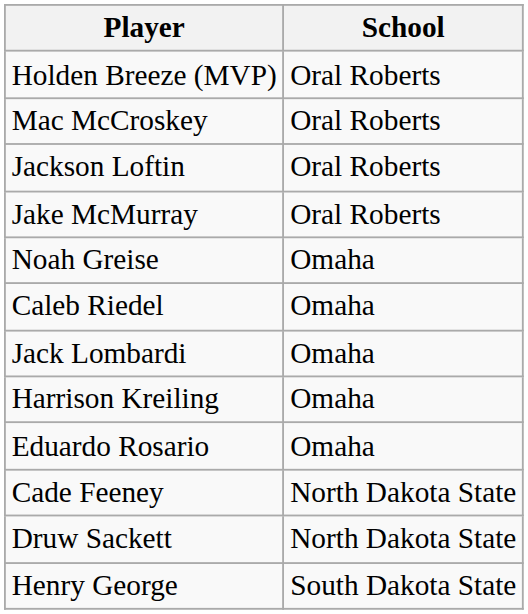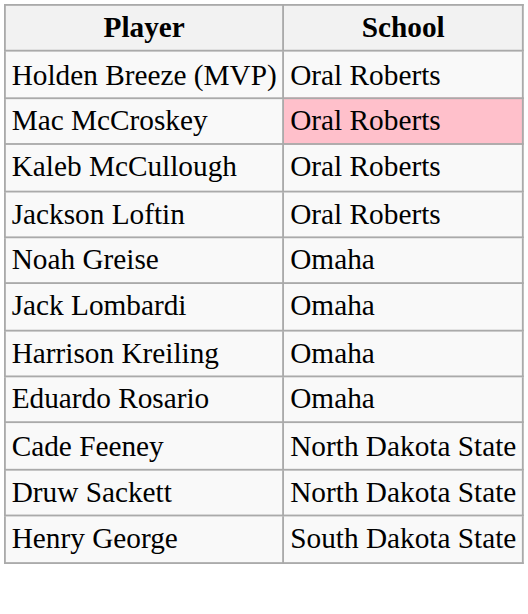(365, 120) no background -> (365, 120) pink background
+ row: (124, 167)
- row: (105, 213)
- row: (88, 306)
